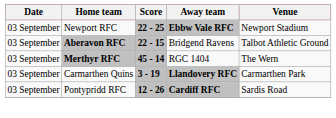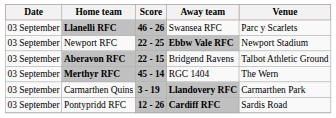+ row: (90, 27)
